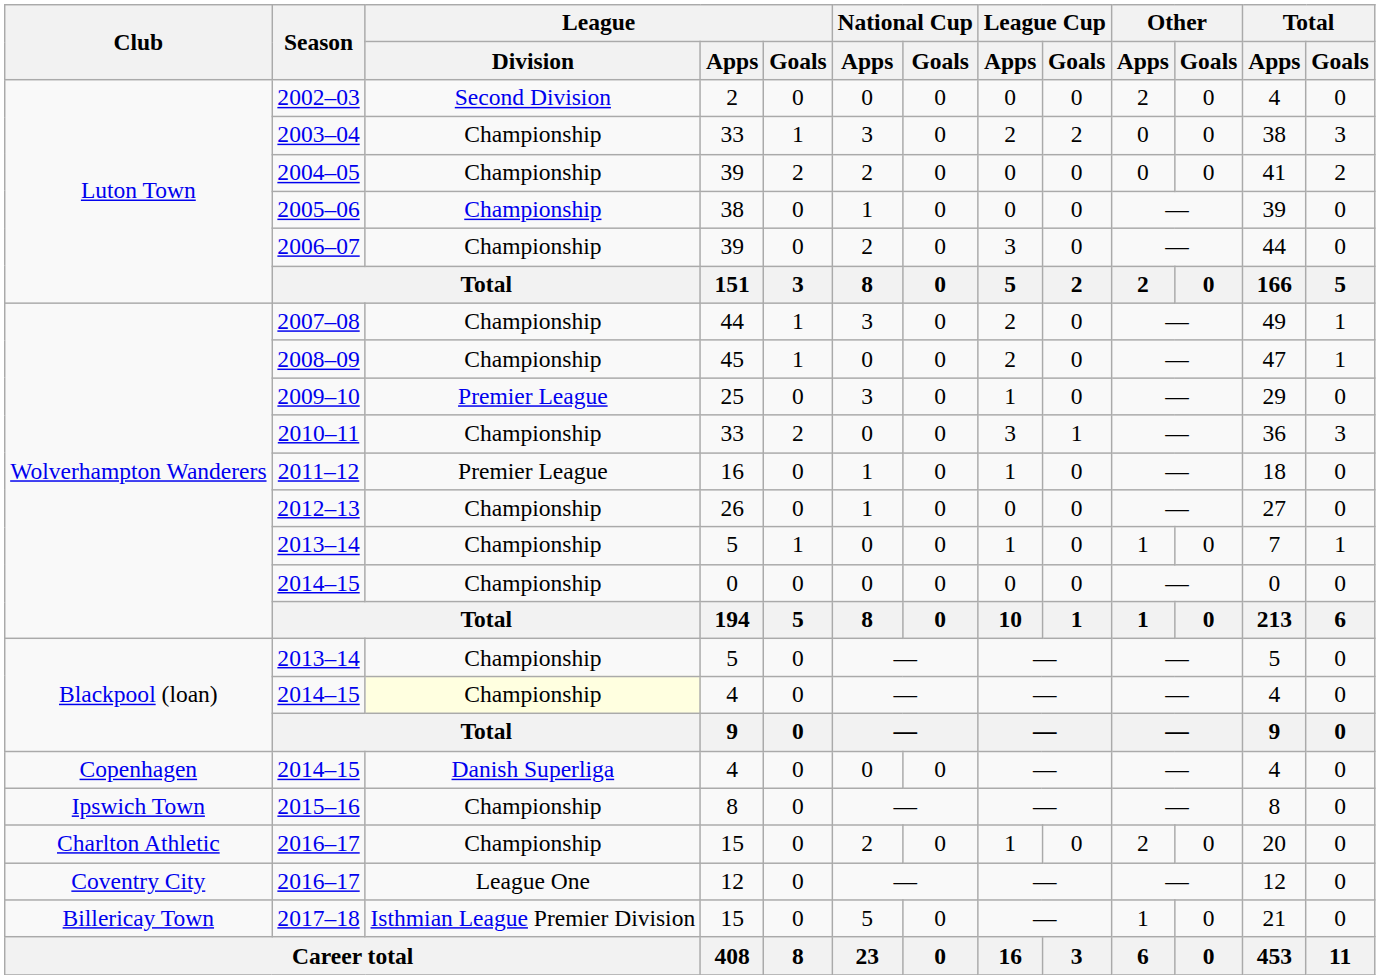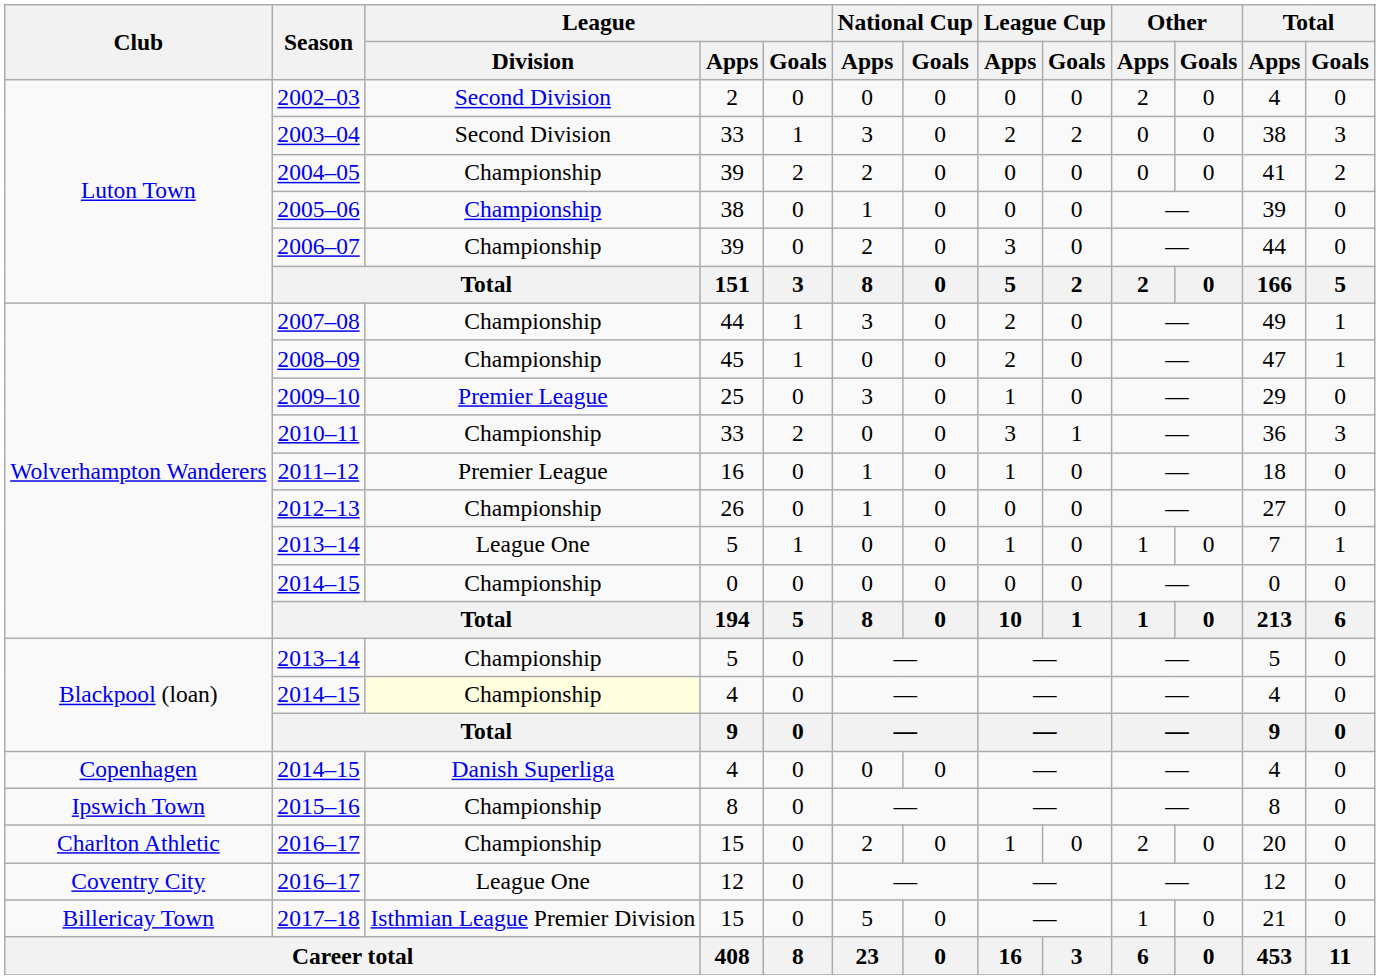(533, 135) Championship -> (533, 135) Second Division
(533, 545) Championship -> (533, 545) League One
